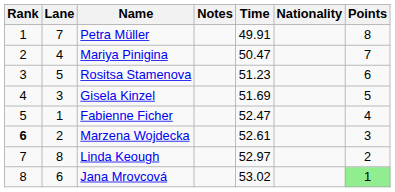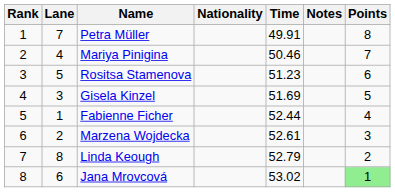columns swapped: (309, 14) <-> (215, 14)
(255, 55) 50.47 -> (285, 55) 50.46
(255, 116) 52.47 -> (285, 116) 52.44
(23, 136) bold -> (23, 136) normal
(255, 156) 52.97 -> (285, 156) 52.79
